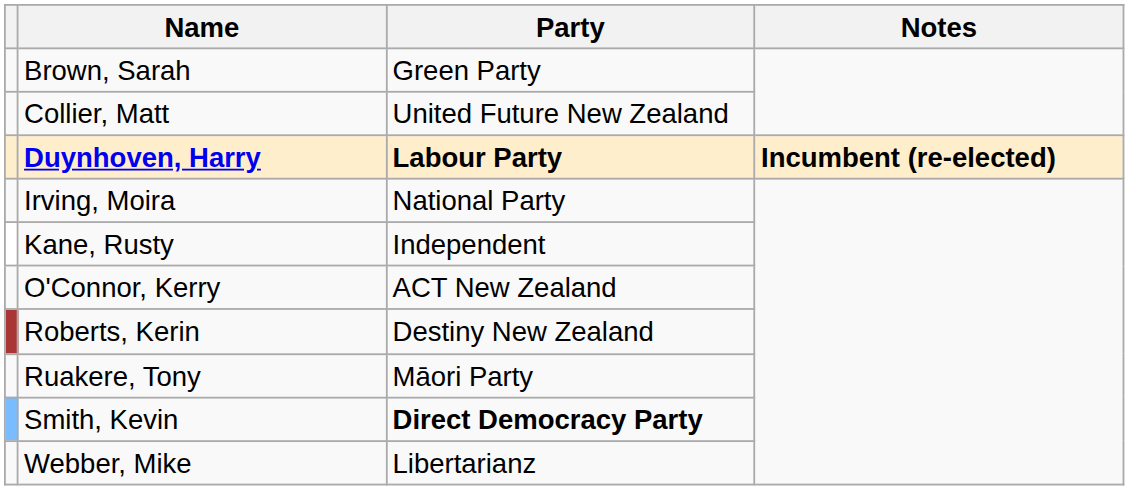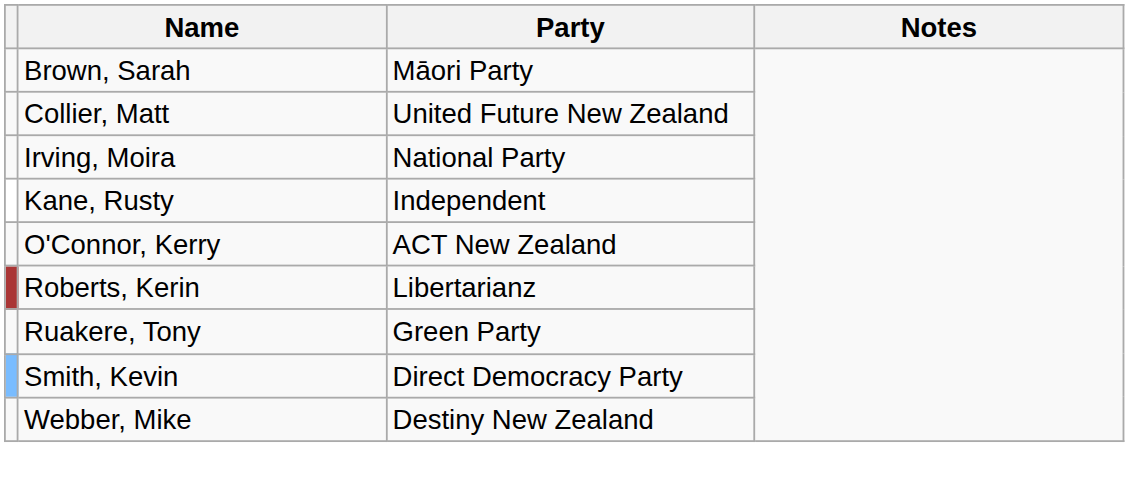(467, 70) Green Party -> (463, 70) Māori Party
- row: (142, 158)
(523, 332) Destiny New Zealand -> (464, 288) Libertarianz
(463, 375) Māori Party -> (467, 332) Green Party
(548, 419) bold -> (538, 375) normal
(464, 462) Libertarianz -> (523, 419) Destiny New Zealand
